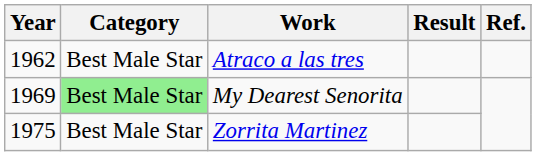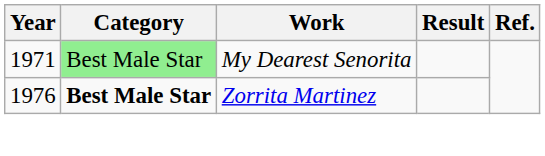- row: (288, 58)
(33, 95) 1969 -> (33, 58) 1971
(33, 131) 1975 -> (33, 95) 1976
(134, 131) normal -> (139, 95) bold
